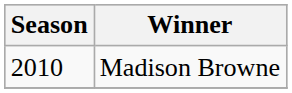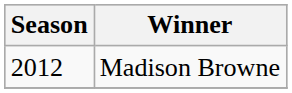(37, 66) 2010 -> (37, 66) 2012
